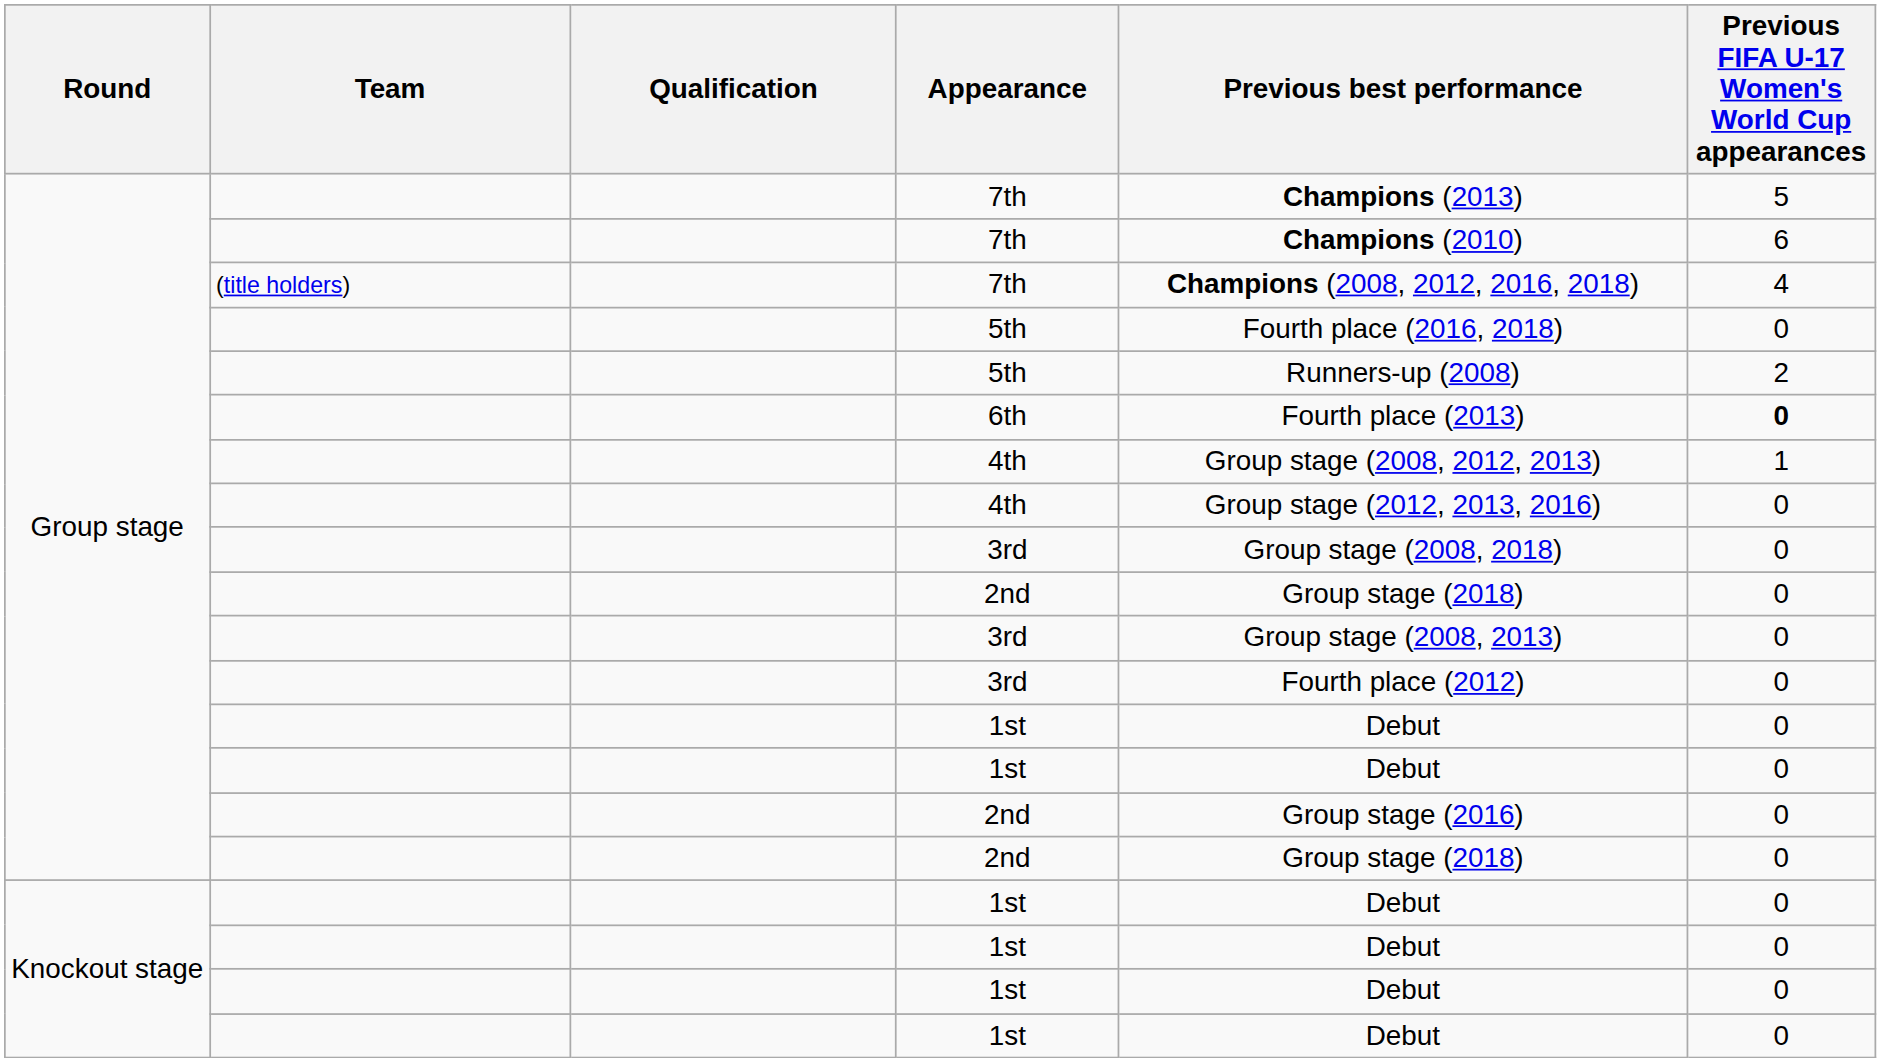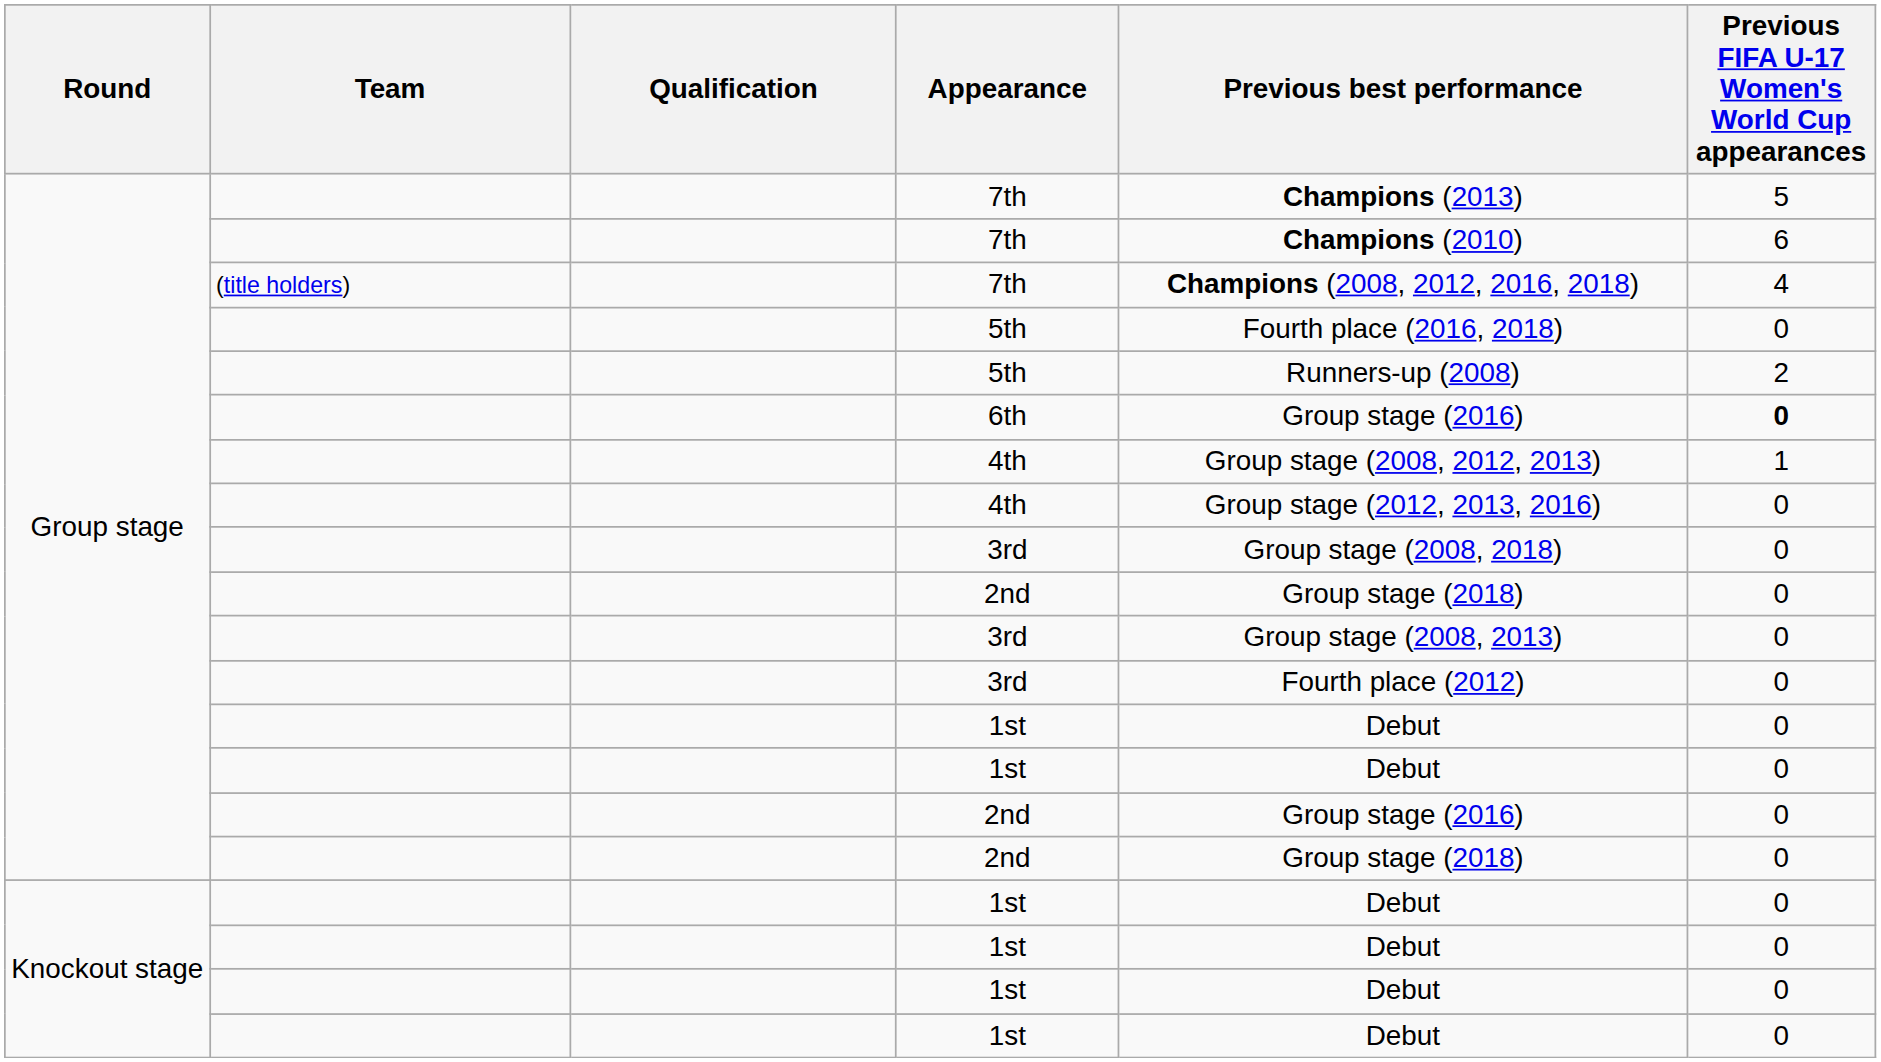(1403, 416) Fourth place (2013) -> (1403, 416) Group stage (2016)
